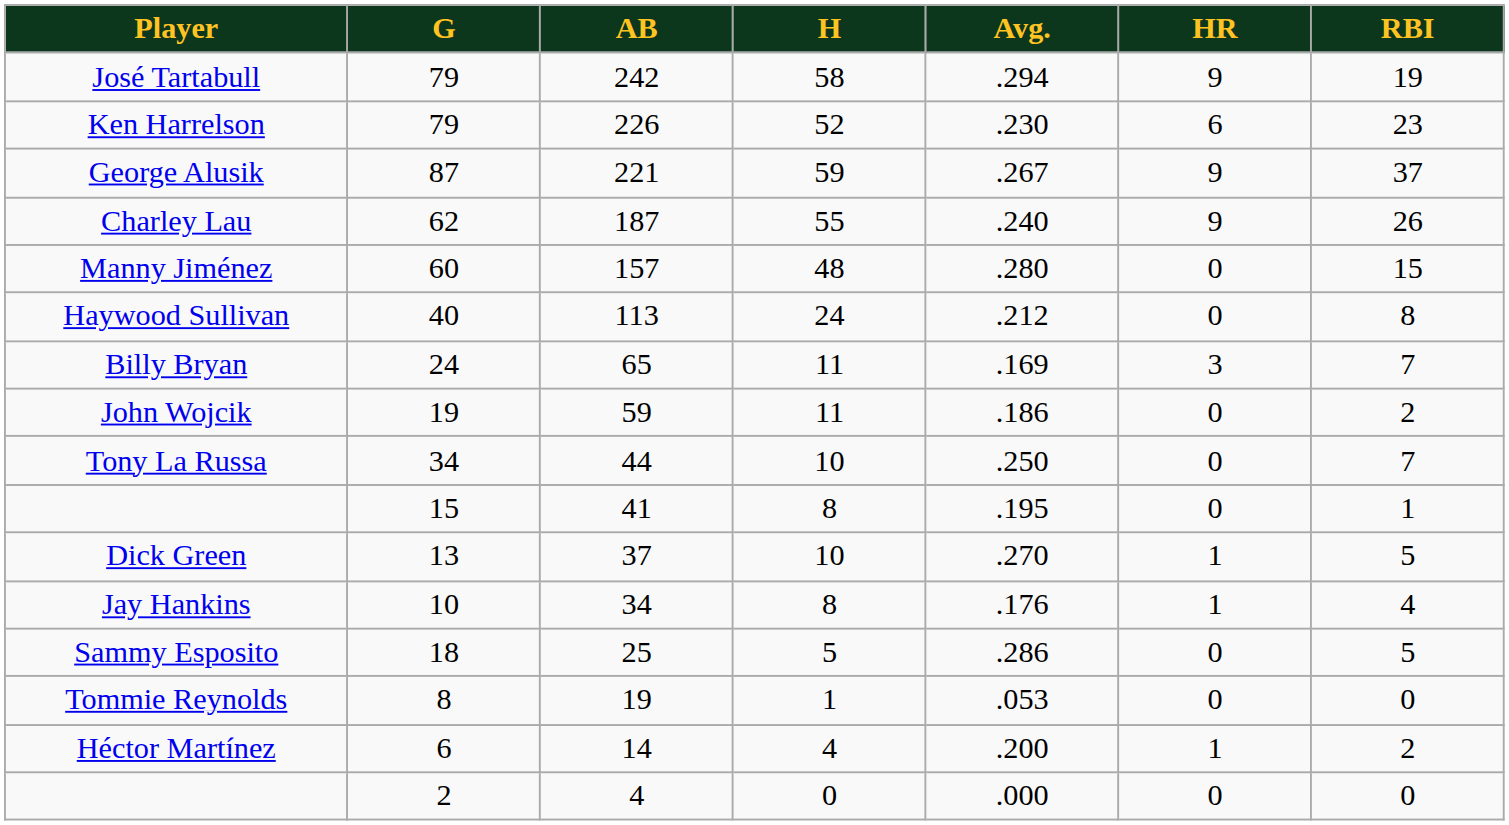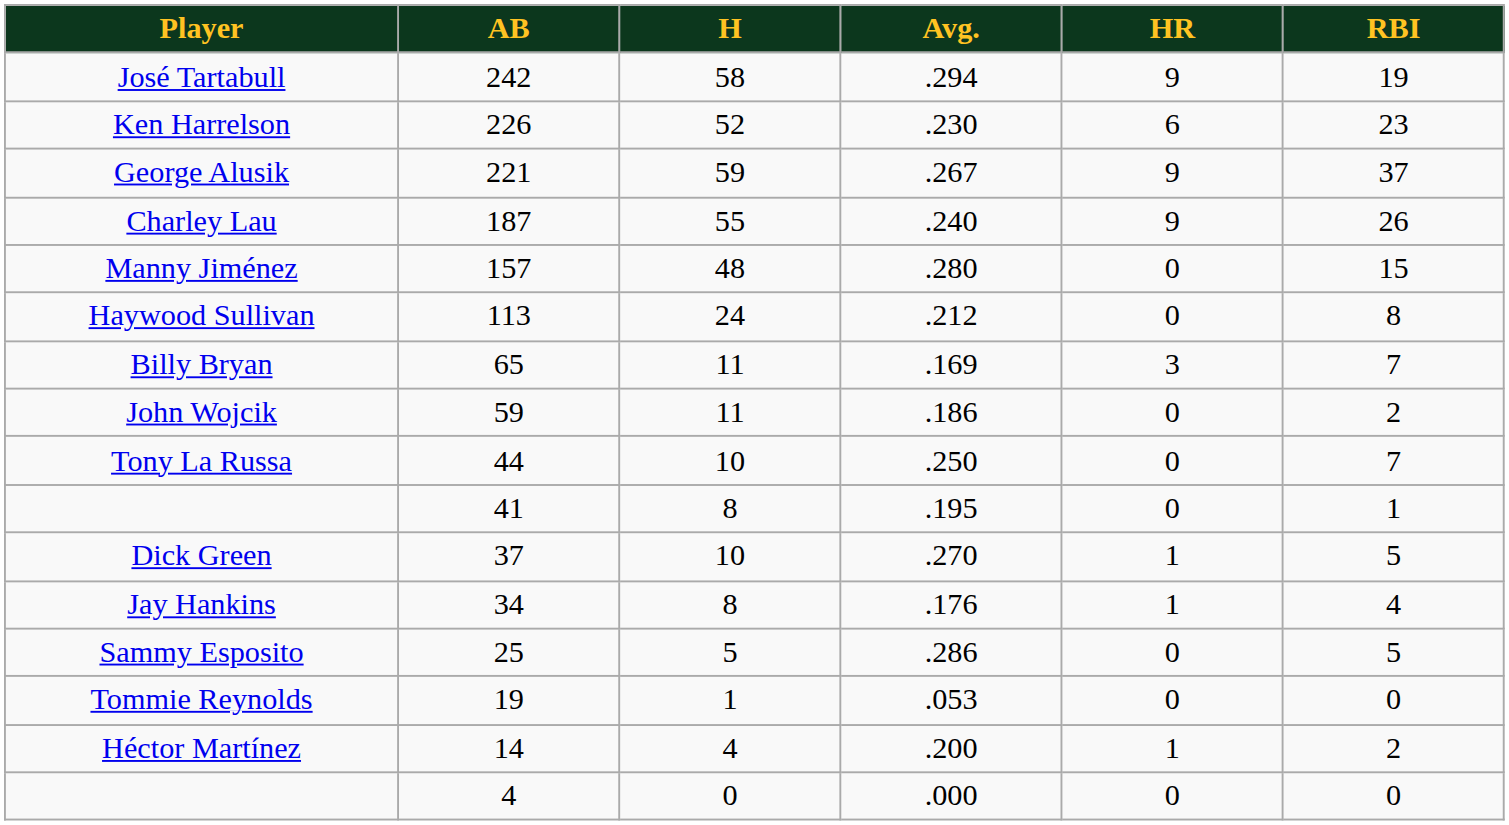- column: (444, 28)
